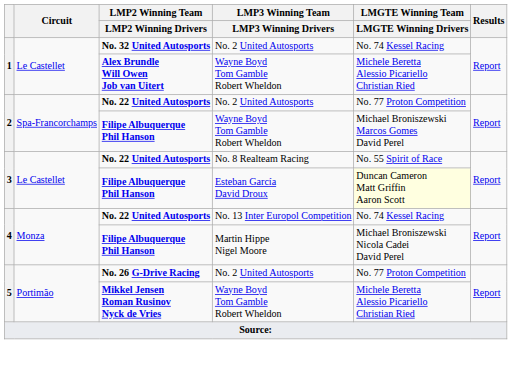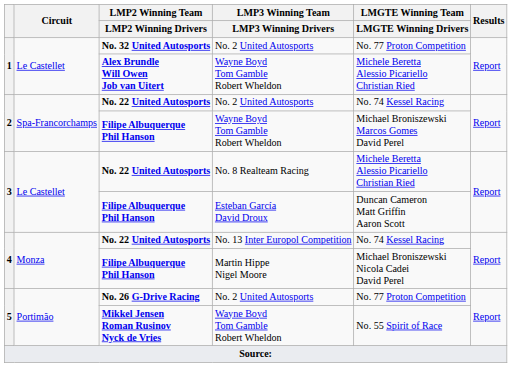(400, 45) No. 74 Kessel Racing -> (411, 45) No. 77 Proton Competition
(411, 102) No. 77 Proton Competition -> (400, 102) No. 74 Kessel Racing
(399, 159) No. 55 Spirit of Race -> (392, 171) Michele Beretta Alessio Picariello Christian Ried
(392, 187) lightyellow background -> (392, 211) no background
(392, 301) Michele Beretta Alessio Picariello Christian Ried -> (399, 325) No. 55 Spirit of Race
